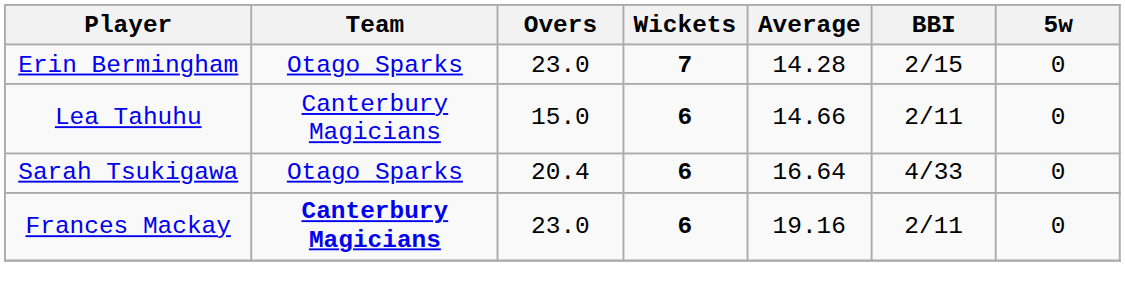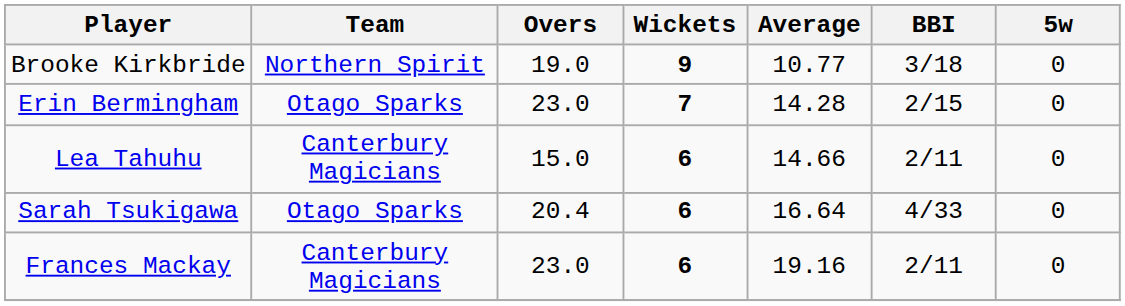+ row: (128, 65)
(375, 226) bold -> (375, 266) normal
